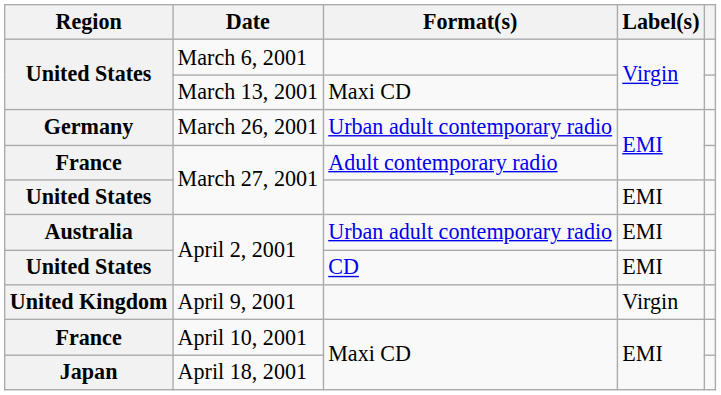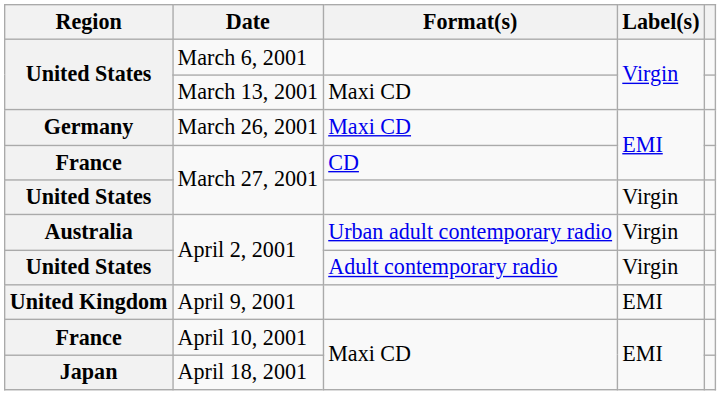(470, 127) Urban adult contemporary radio -> (370, 127) Maxi CD
(443, 162) Adult contemporary radio -> (344, 162) CD
(643, 197) EMI -> (650, 197) Virgin
(643, 232) EMI -> (650, 232) Virgin
(344, 267) CD -> (443, 267) Adult contemporary radio
(643, 267) EMI -> (650, 267) Virgin
(650, 302) Virgin -> (643, 302) EMI
